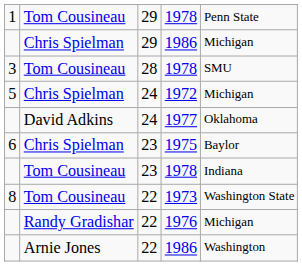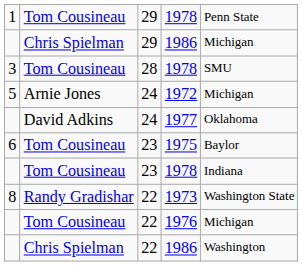(74, 94) Chris Spielman -> (62, 94) Arnie Jones
(74, 145) Chris Spielman -> (75, 145) Tom Cousineau
(75, 196) Tom Cousineau -> (79, 196) Randy Gradishar
(79, 222) Randy Gradishar -> (75, 222) Tom Cousineau
(62, 247) Arnie Jones -> (74, 247) Chris Spielman
